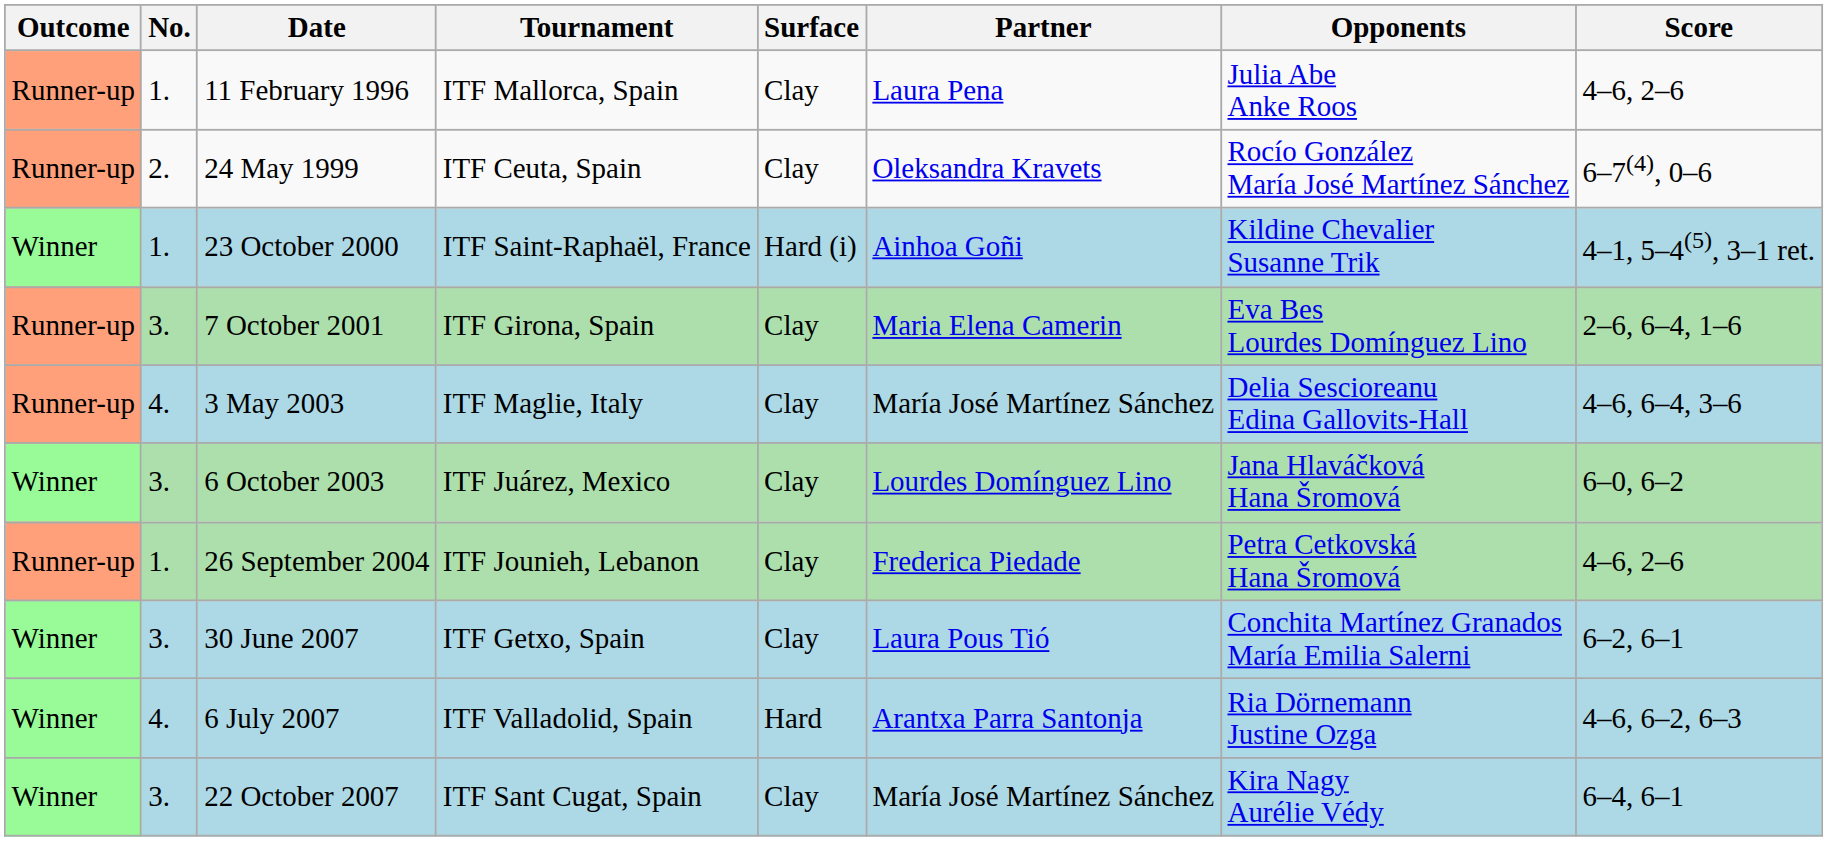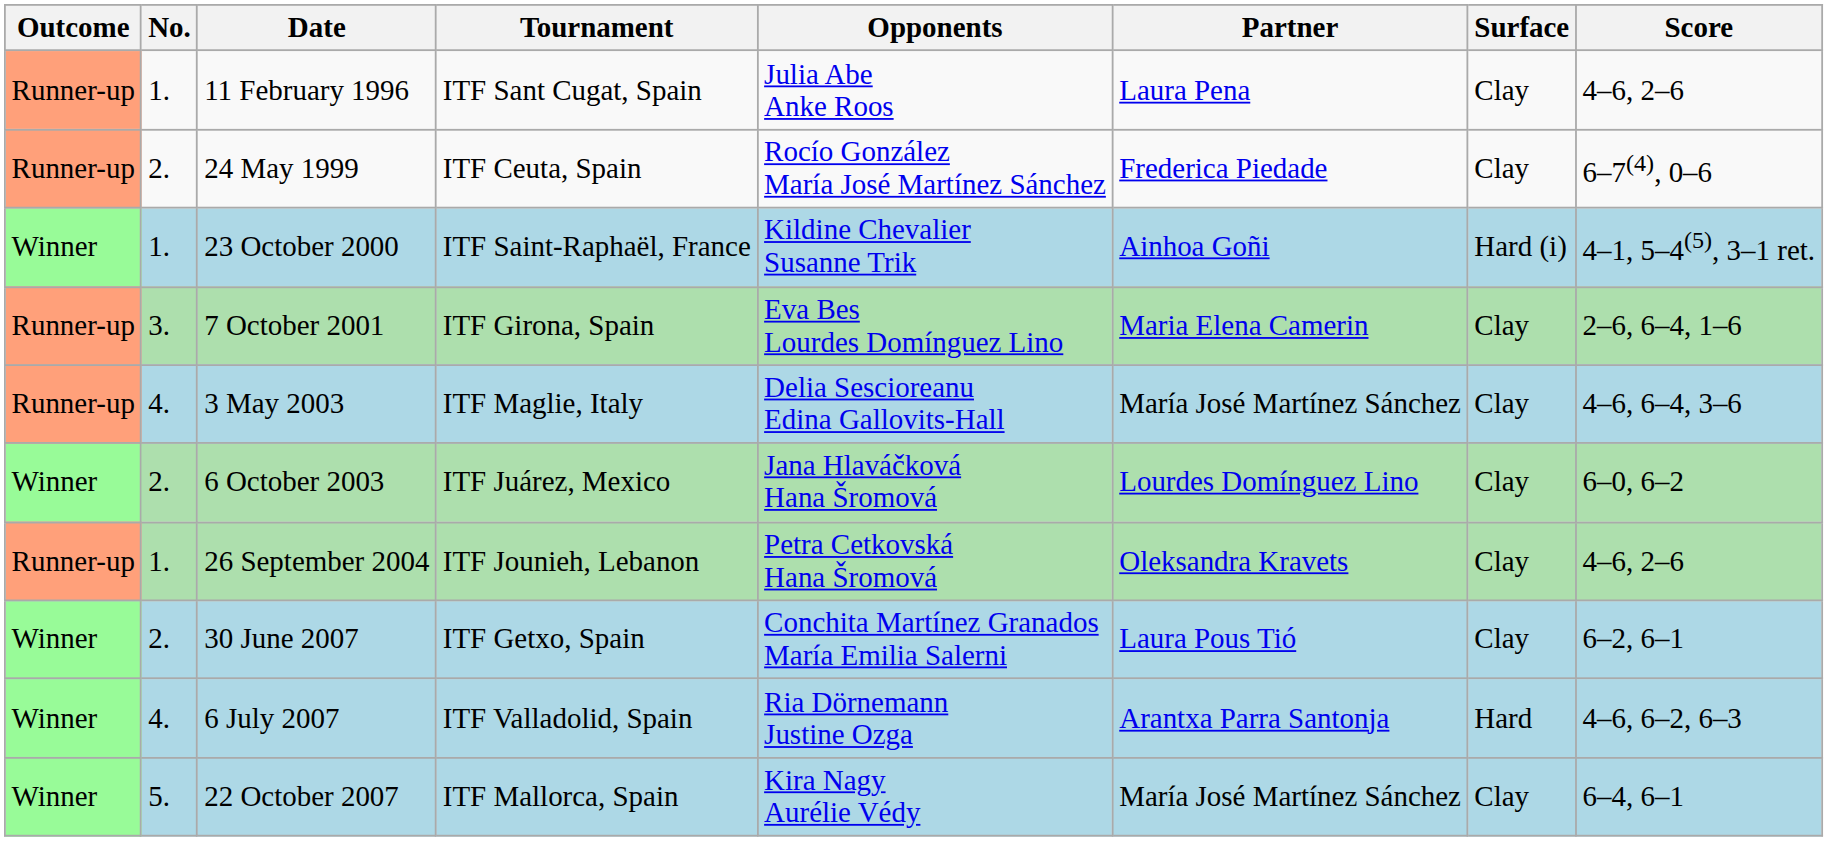columns swapped: (812, 27) <-> (1398, 27)
(561, 89) ITF Mallorca, Spain -> (572, 89) ITF Sant Cugat, Spain
(987, 168) Oleksandra Kravets -> (1223, 168) Frederica Piedade
(159, 482) 3. -> (159, 482) 2.
(977, 560) Frederica Piedade -> (1234, 560) Oleksandra Kravets
(159, 639) 3. -> (159, 639) 2.
(159, 796) 3. -> (159, 796) 5.
(572, 796) ITF Sant Cugat, Spain -> (561, 796) ITF Mallorca, Spain
